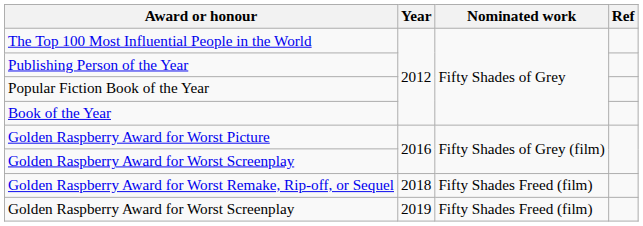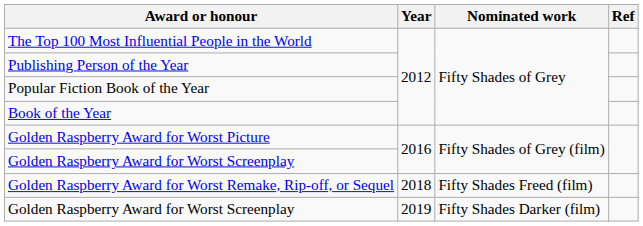(515, 209) Fifty Shades Freed (film) -> (519, 209) Fifty Shades Darker (film)
